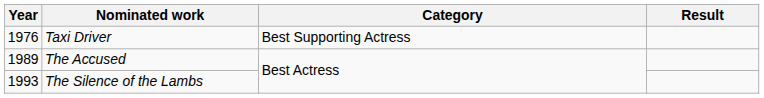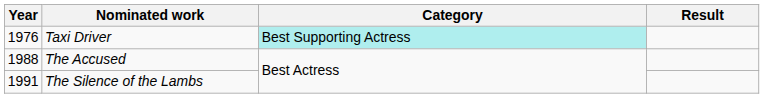(336, 37) no background -> (336, 37) paleturquoise background
(23, 59) 1989 -> (23, 59) 1988
(23, 81) 1993 -> (23, 81) 1991
